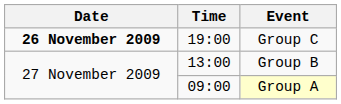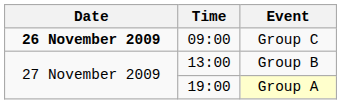(209, 40) 19:00 -> (209, 40) 09:00
(209, 87) 09:00 -> (209, 87) 19:00
